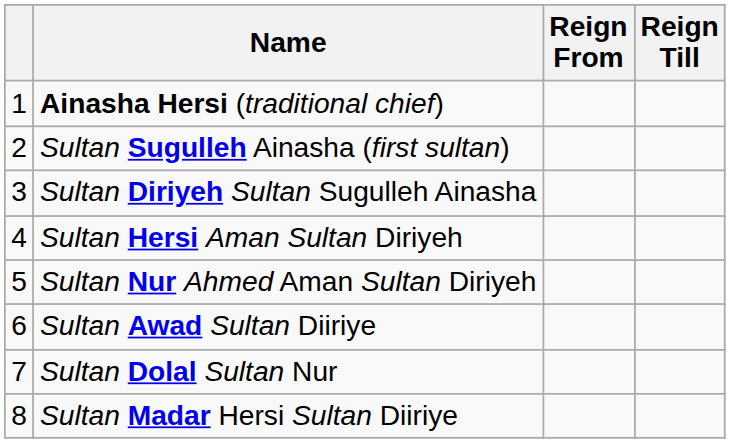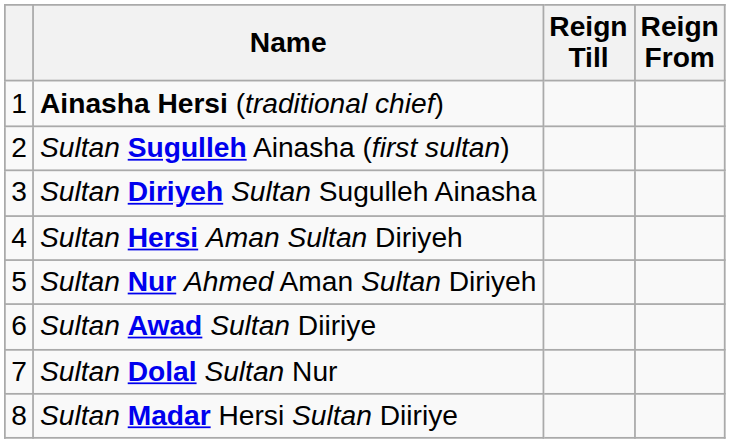columns swapped: (588, 42) <-> (680, 42)
